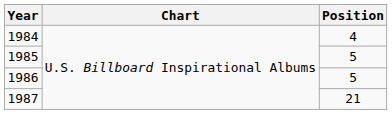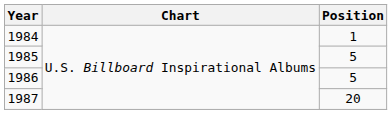(353, 36) 4 -> (353, 36) 1
(353, 99) 21 -> (353, 99) 20
